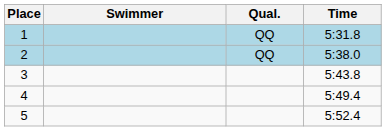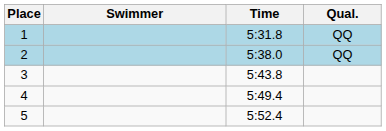columns swapped: (343, 14) <-> (265, 14)
